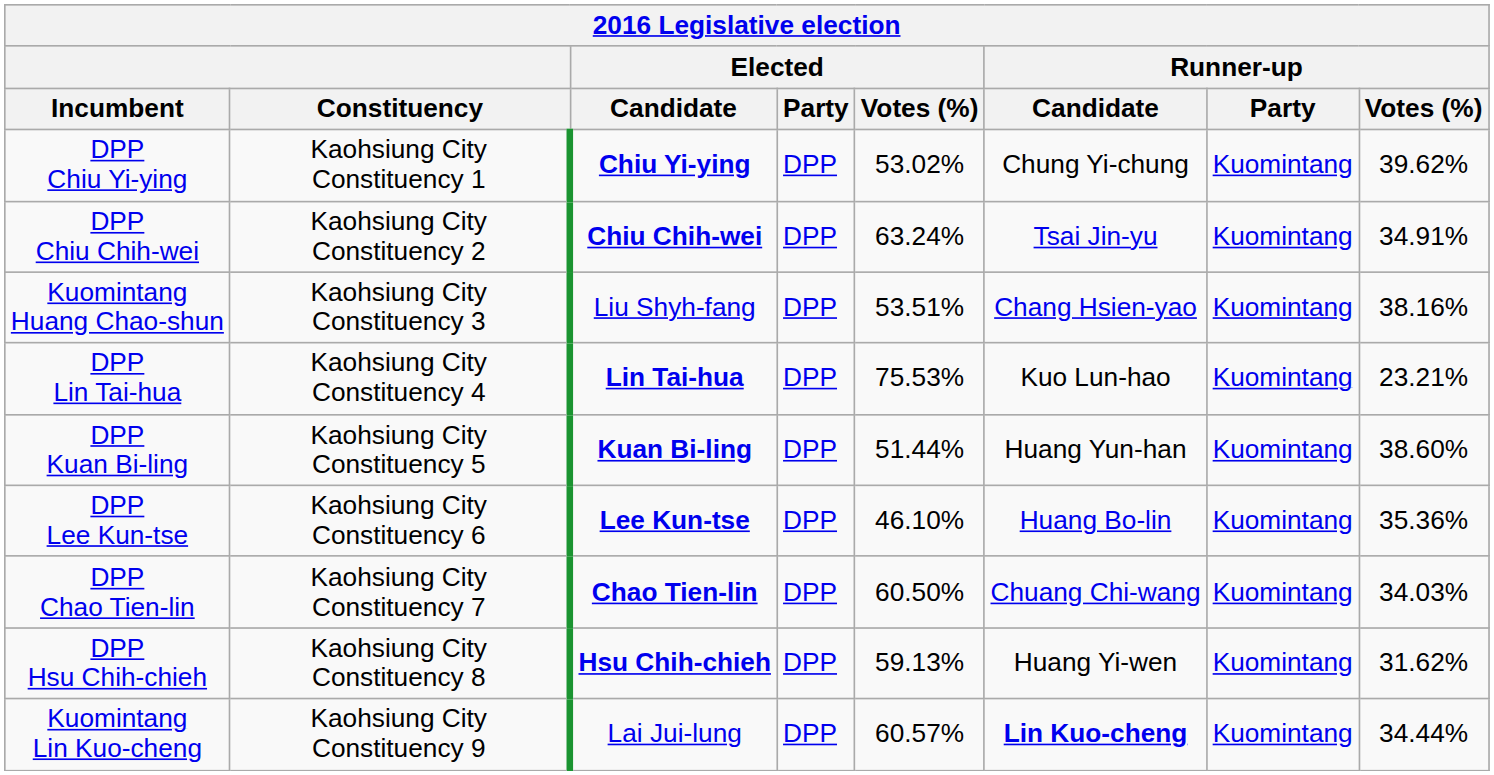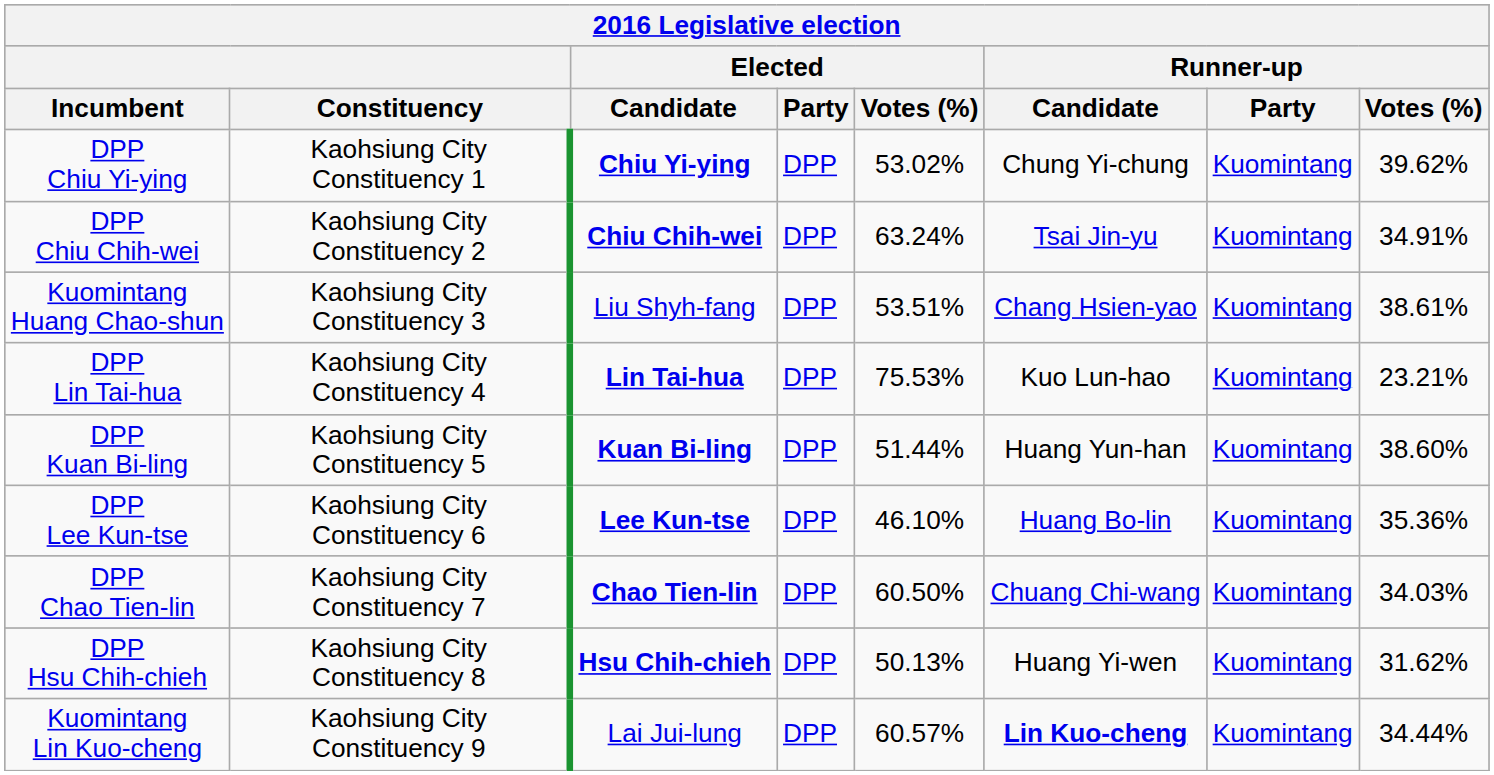(1424, 307) 38.16% -> (1424, 307) 38.61%
(920, 662) 59.13% -> (920, 662) 50.13%
